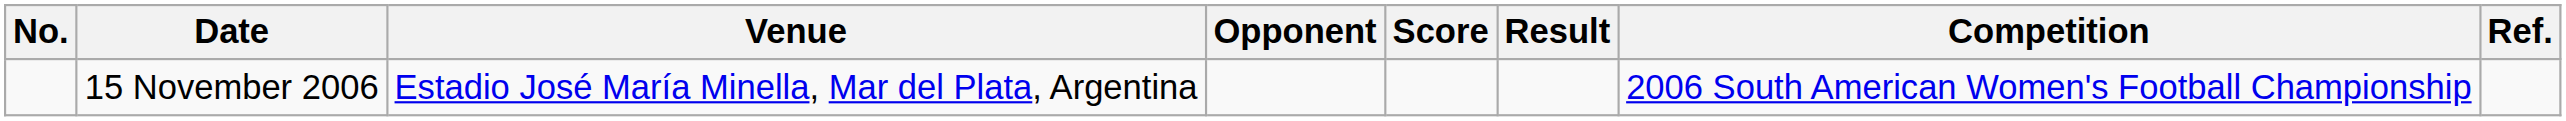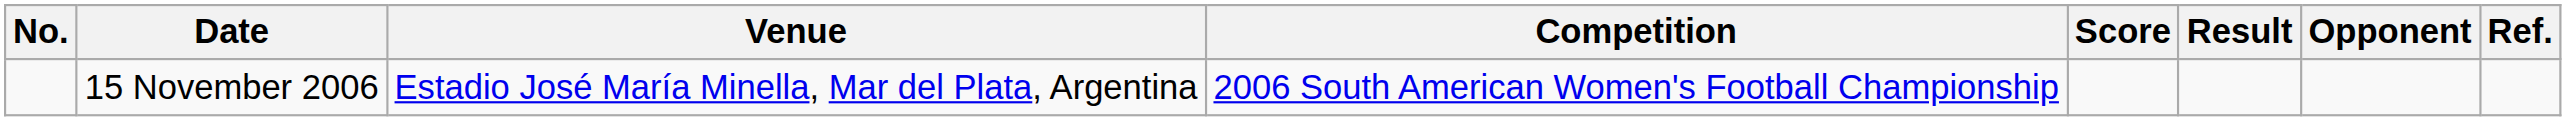columns swapped: (1295, 31) <-> (2049, 31)
